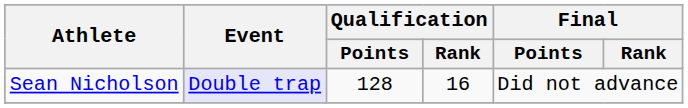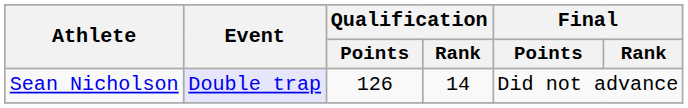(375, 85) 128 -> (375, 85) 126
(458, 85) 16 -> (458, 85) 14
